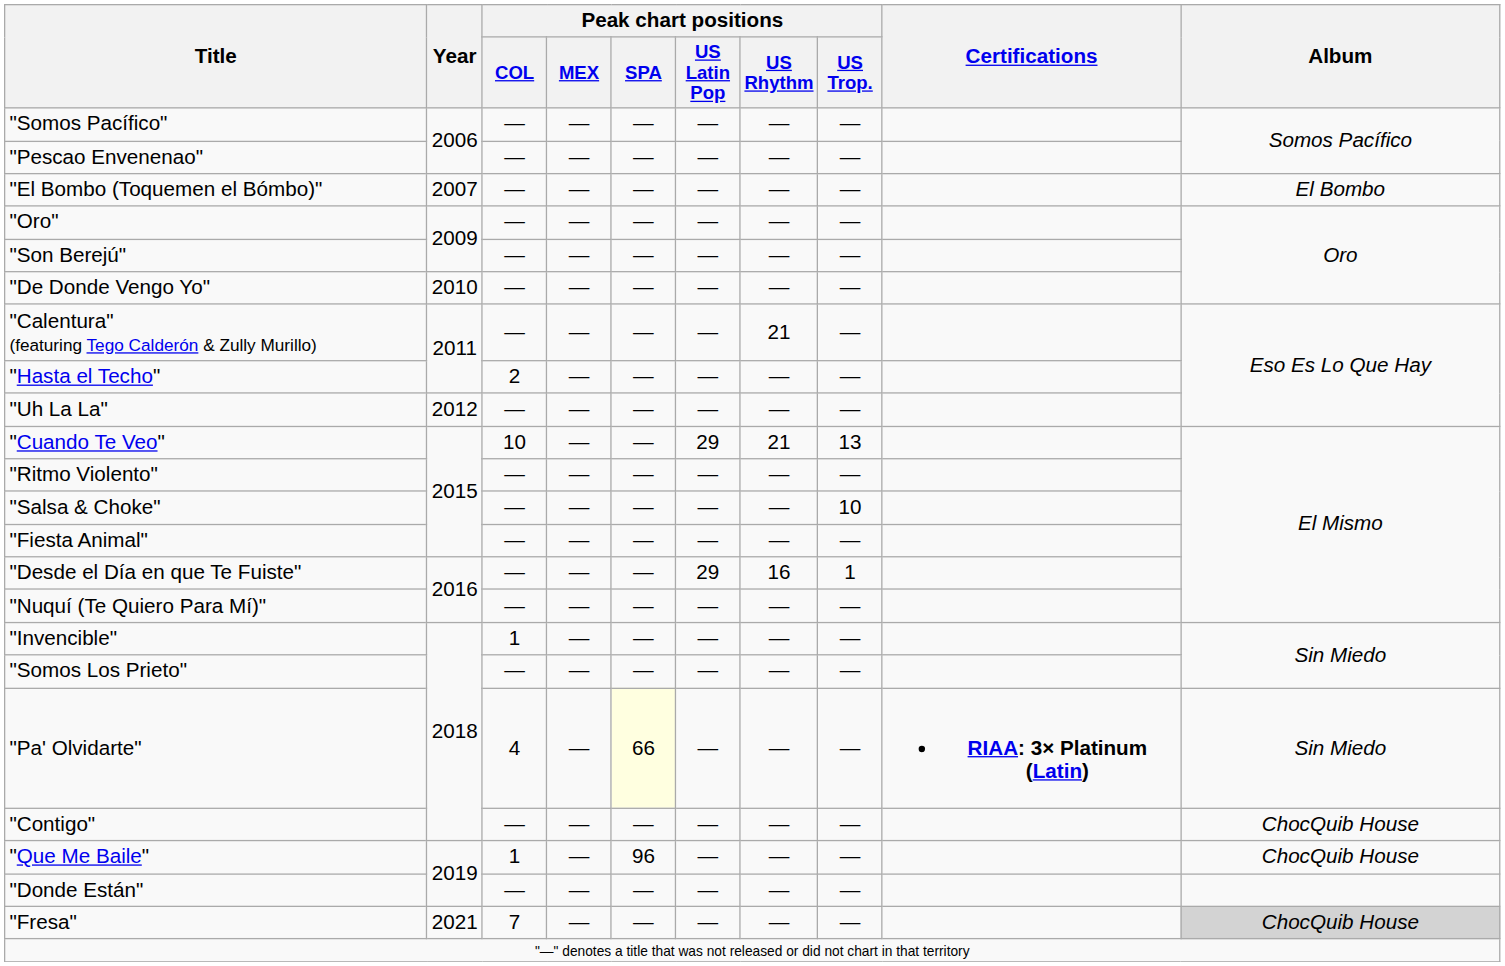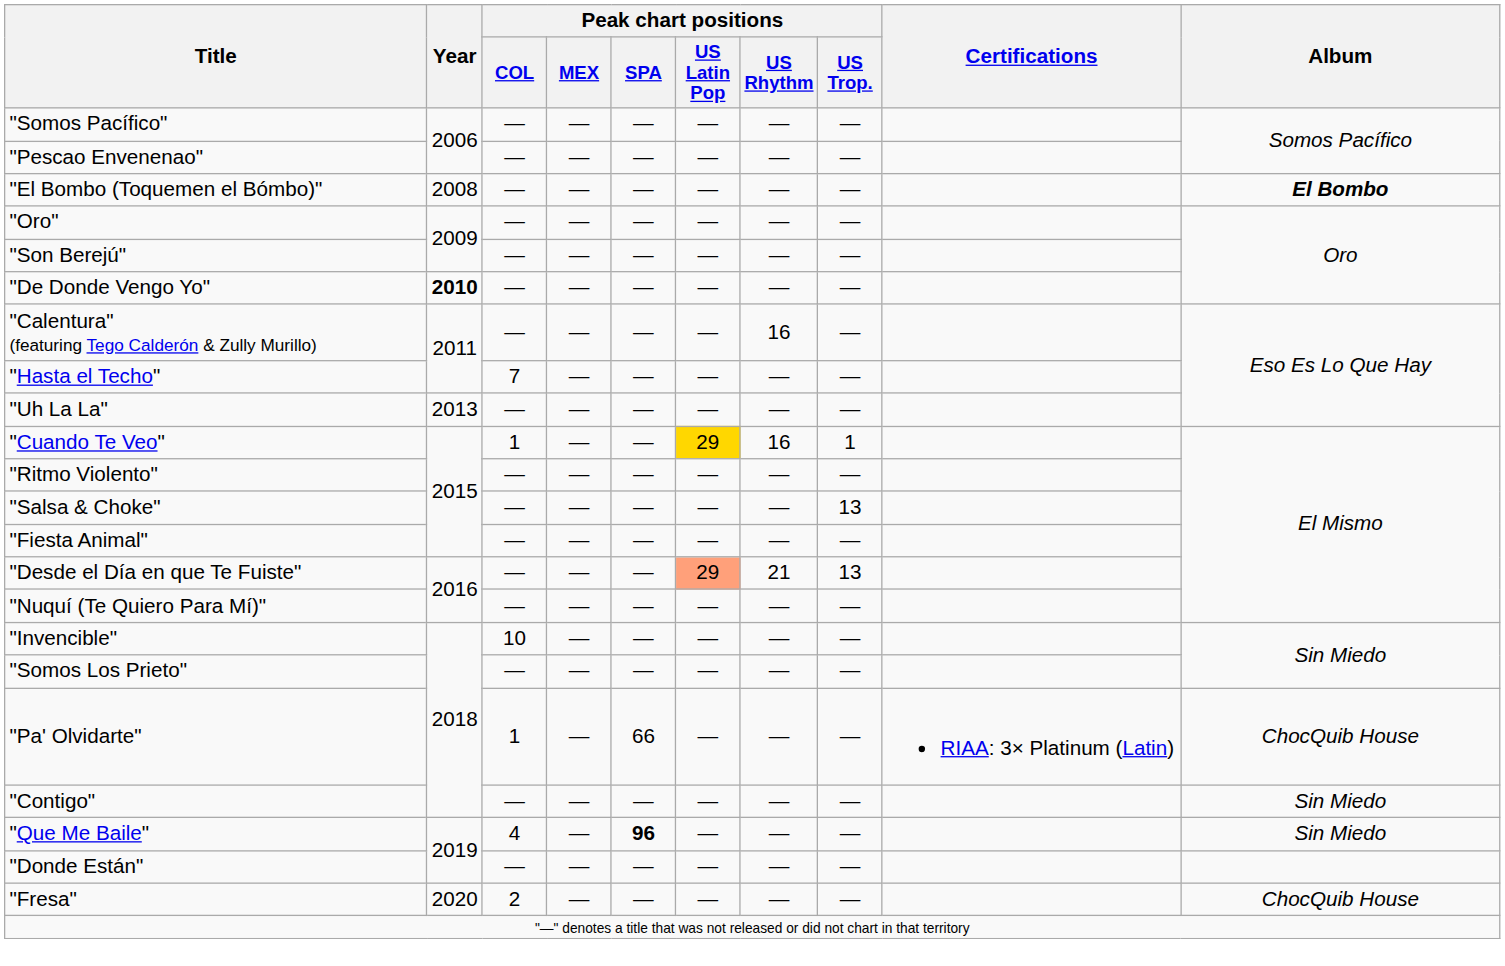(455, 189) 2007 -> (455, 189) 2008
(1340, 189) normal -> (1340, 189) bold
(455, 287) normal -> (455, 287) bold
(779, 332) 21 -> (779, 332) 16
(515, 376) 2 -> (515, 376) 7
(455, 409) 2012 -> (455, 409) 2013
(515, 442) 10 -> (515, 442) 1
(708, 442) no background -> (708, 442) gold background
(779, 442) 21 -> (779, 442) 16
(850, 442) 13 -> (850, 442) 1
(850, 507) 10 -> (850, 507) 13
(708, 572) no background -> (708, 572) lightsalmon background
(779, 572) 16 -> (779, 572) 21
(850, 572) 1 -> (850, 572) 13
(515, 638) 1 -> (515, 638) 10
(515, 747) 4 -> (515, 736) 1
(643, 747) lightyellow background -> (643, 736) no background
(1032, 760) bold -> (1032, 748) normal
(1340, 747) Sin Miedo -> (1340, 736) ChocQuib House
(1340, 824) ChocQuib House -> (1340, 801) Sin Miedo
(515, 857) 1 -> (515, 833) 4
(643, 857) normal -> (643, 833) bold
(1340, 857) ChocQuib House -> (1340, 833) Sin Miedo
(455, 922) 2021 -> (455, 899) 2020
(515, 922) 7 -> (515, 899) 2
(1340, 922) lightgrey background -> (1340, 899) no background
